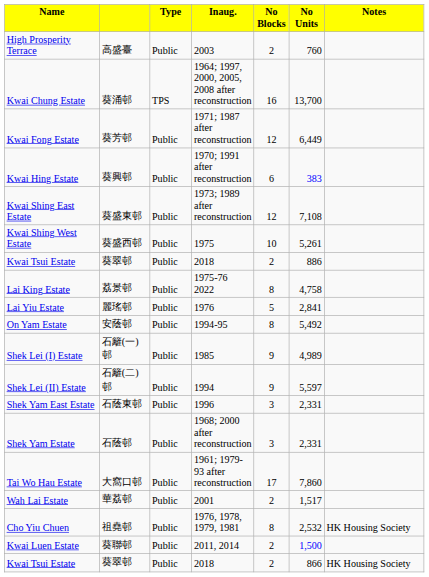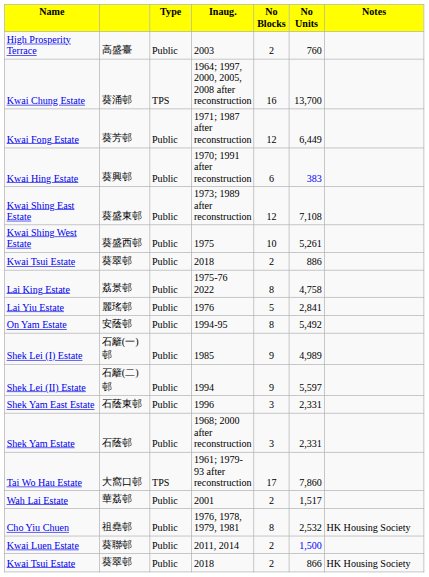(165, 482) Public -> (161, 482) TPS
